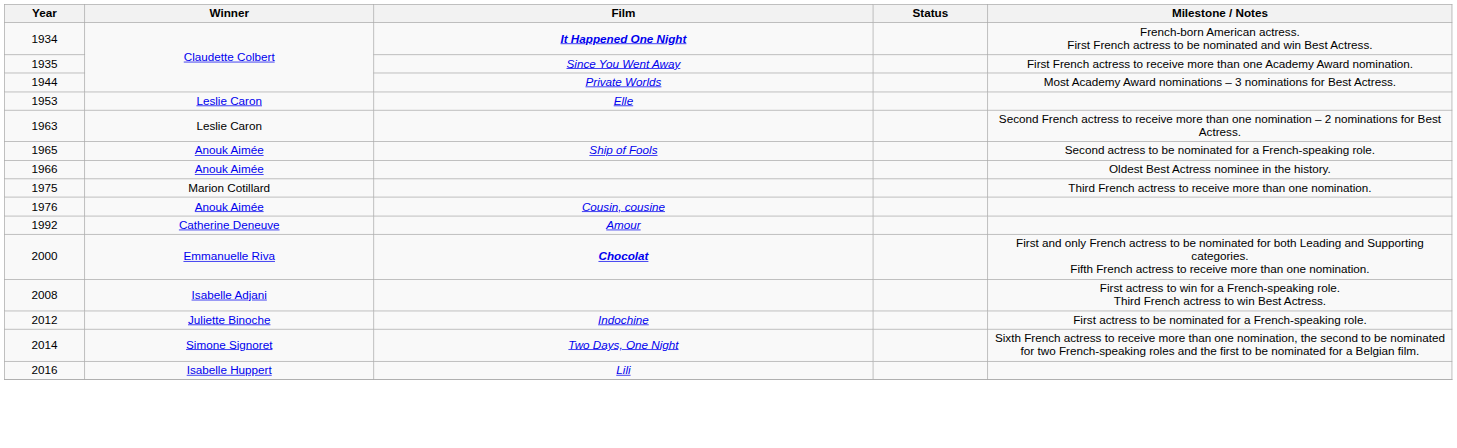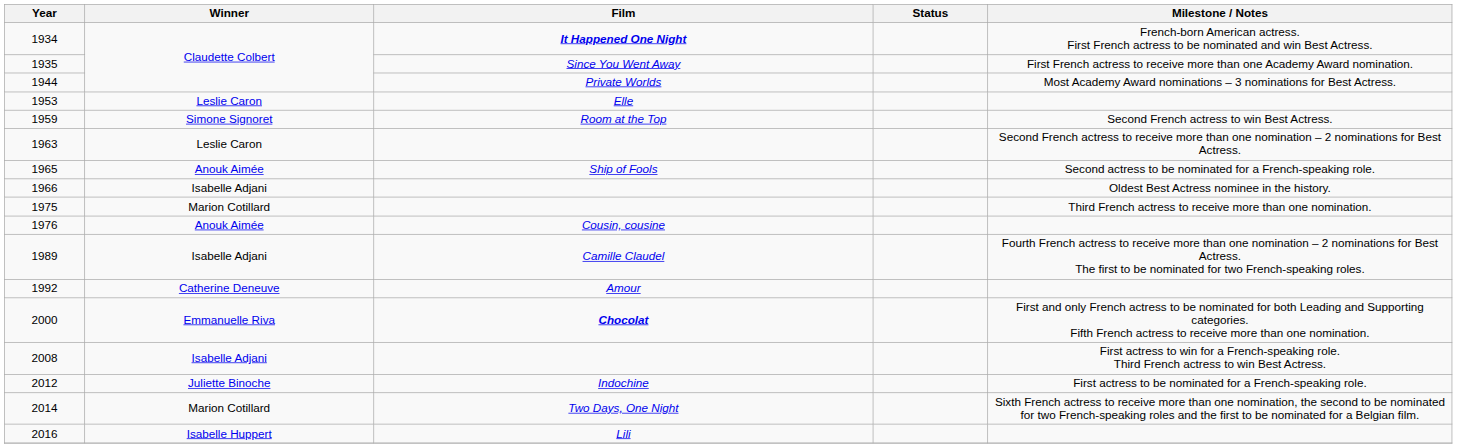+ row: (44, 119)
(229, 169) Anouk Aimée -> (229, 188) Isabelle Adjani
+ row: (44, 256)
(229, 345) Simone Signoret -> (229, 408) Marion Cotillard
